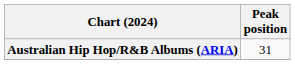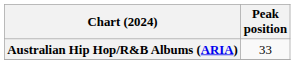(265, 49) 31 -> (265, 49) 33
